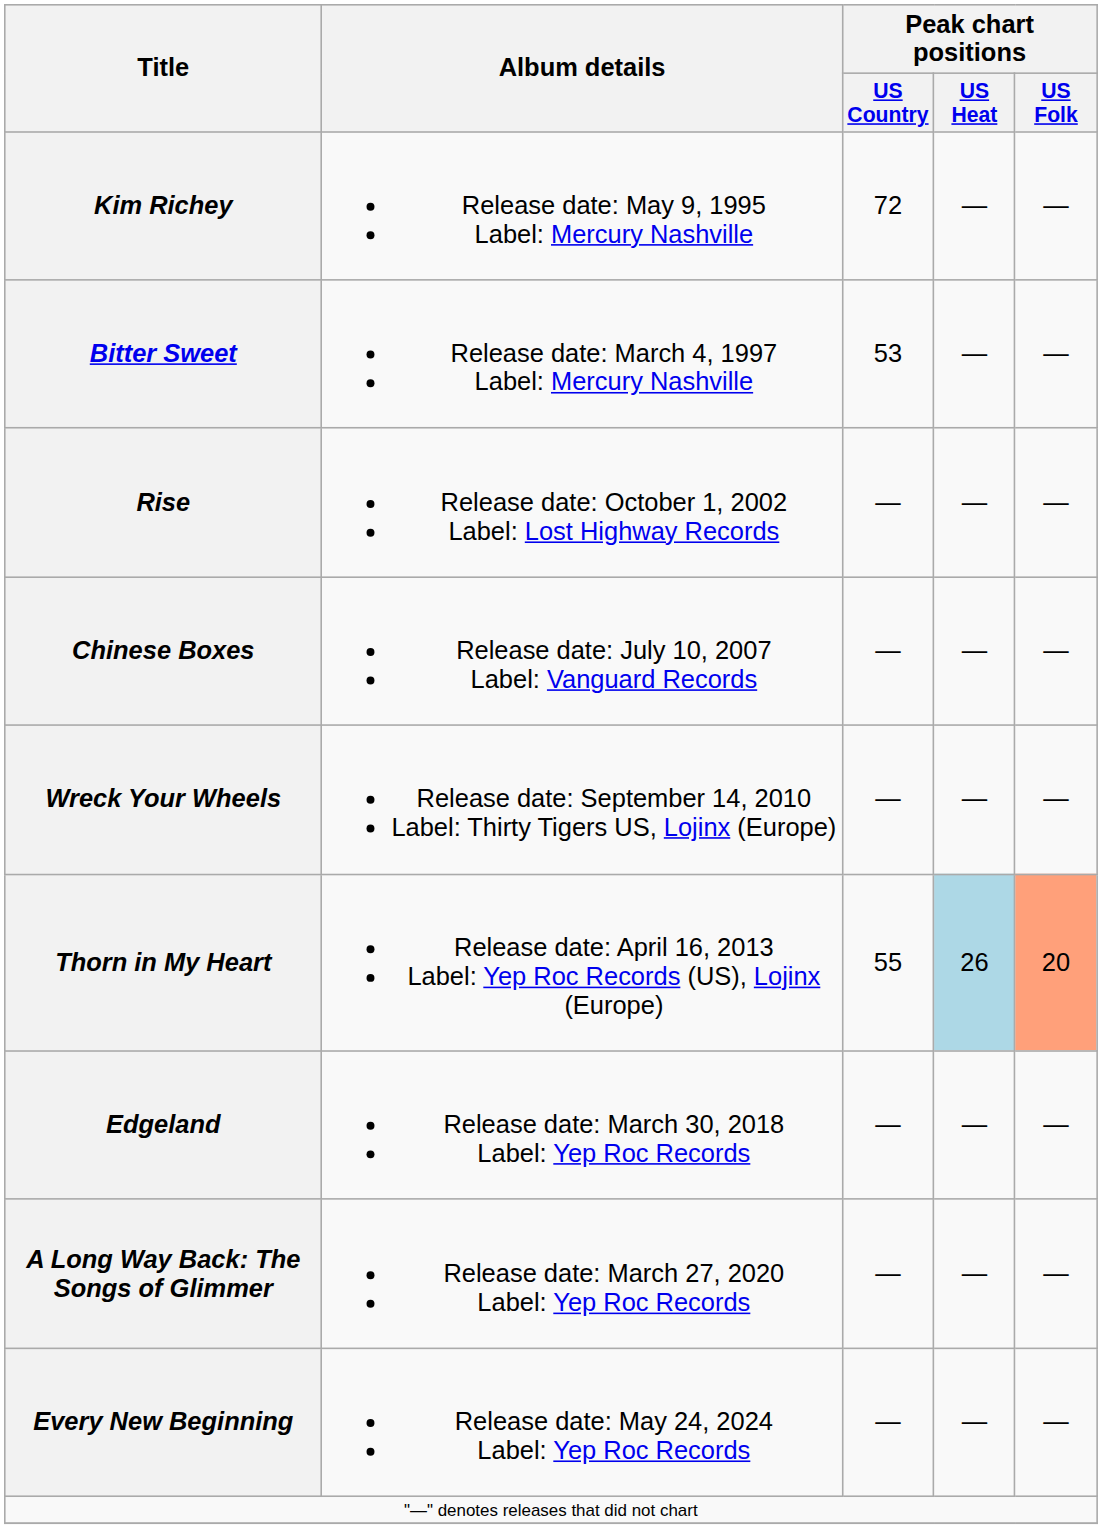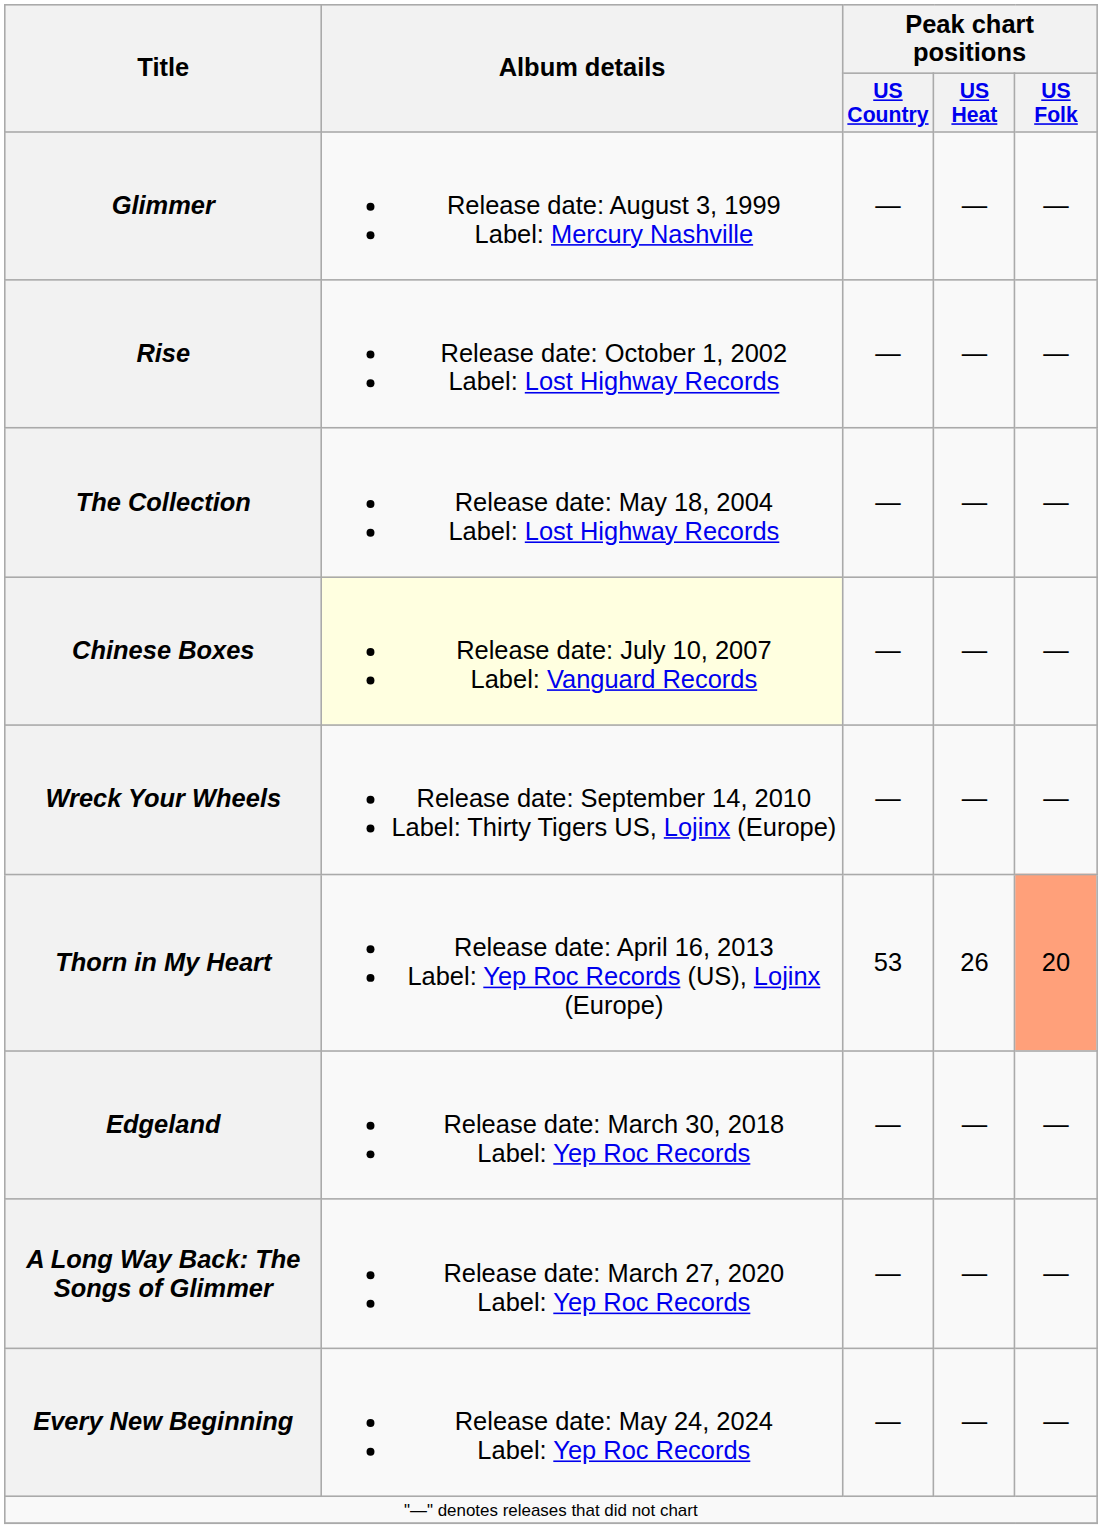- row: (163, 205)
- row: (163, 353)
+ row: (163, 205)
+ row: (163, 502)
(582, 665) no background -> (582, 665) lightyellow background
(888, 962) 55 -> (888, 962) 53
(974, 962) lightblue background -> (974, 962) no background
